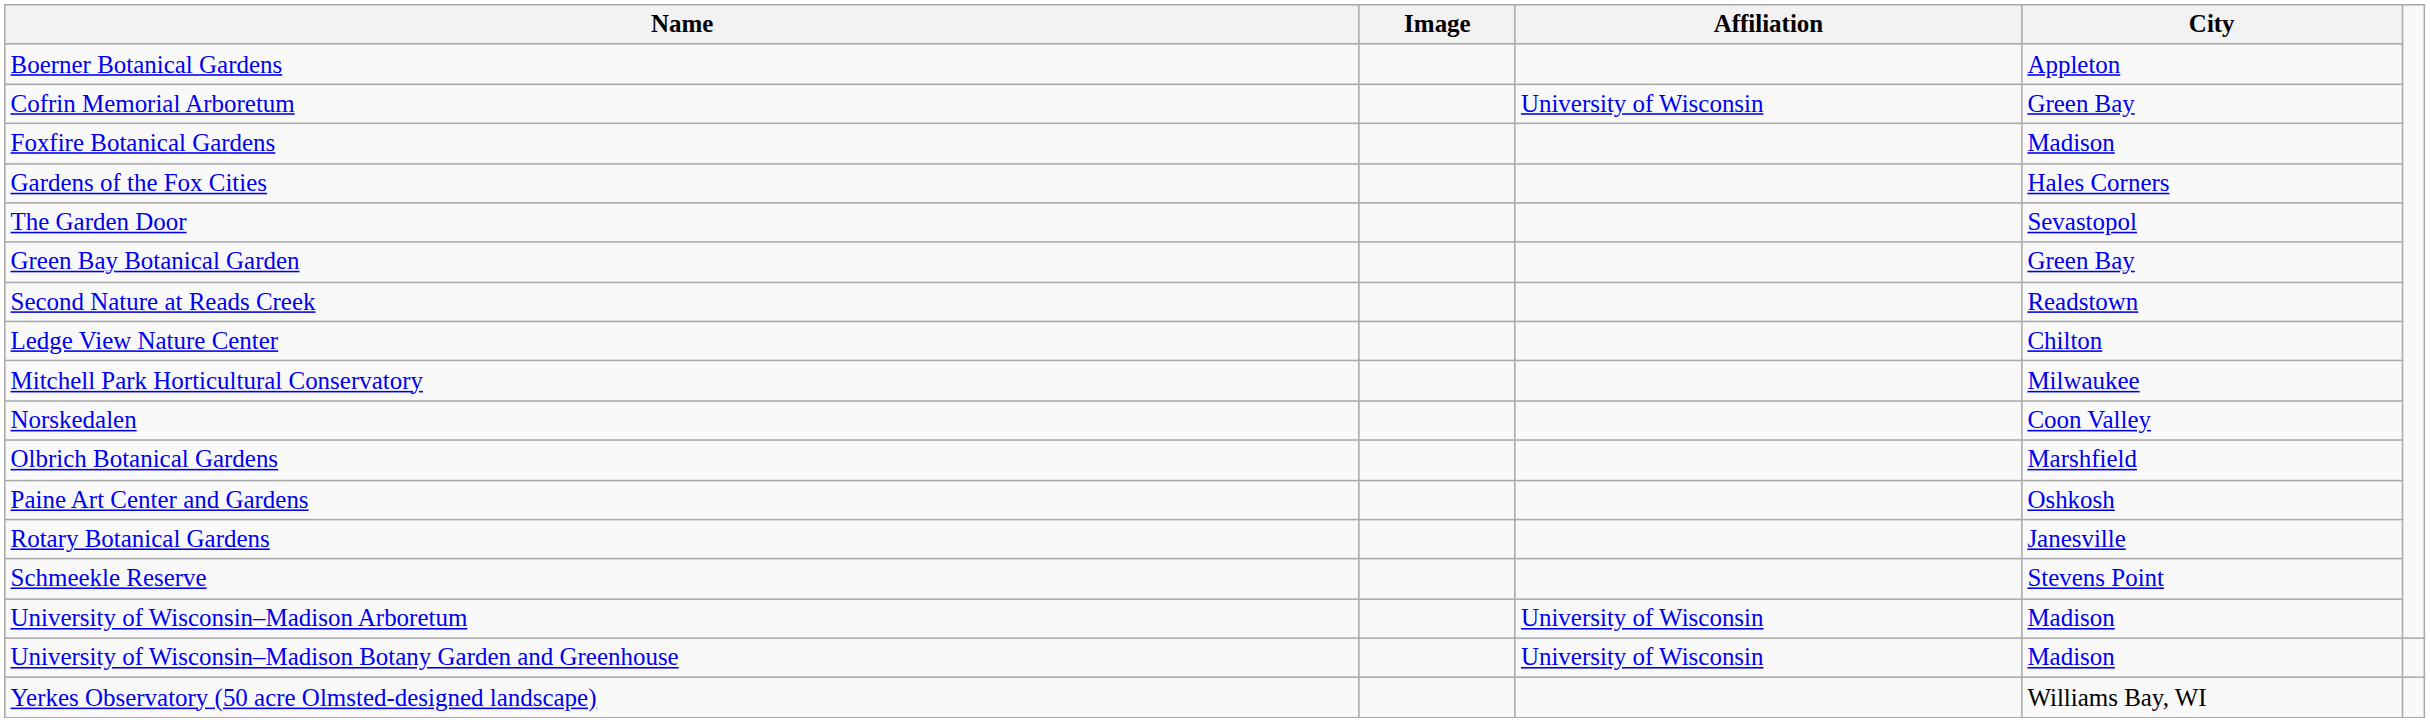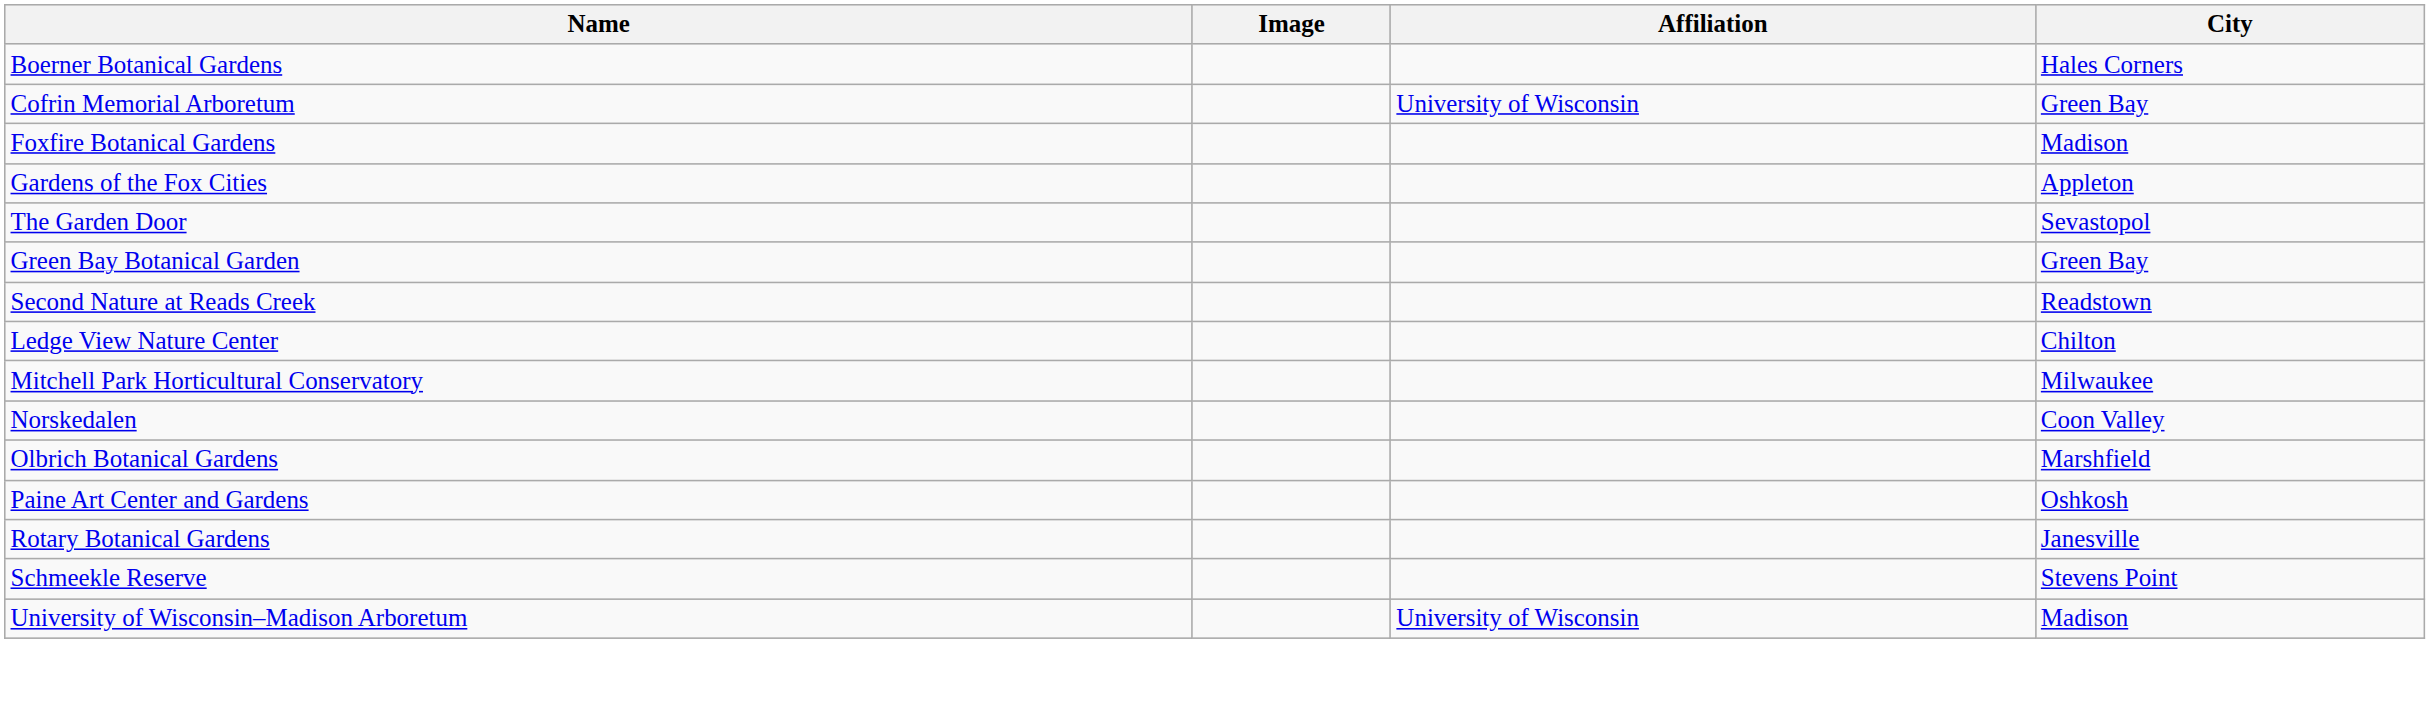(2074, 63) Appleton -> (2112, 63) Hales Corners
(2098, 182) Hales Corners -> (2087, 182) Appleton
- row: (345, 657)
- row: (303, 697)
